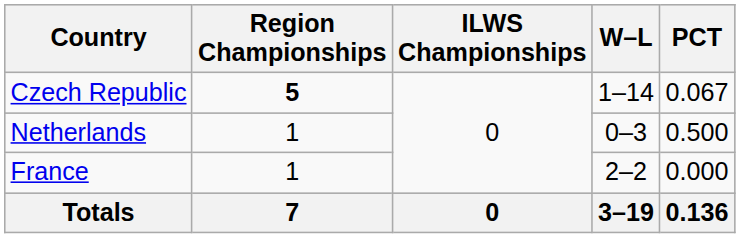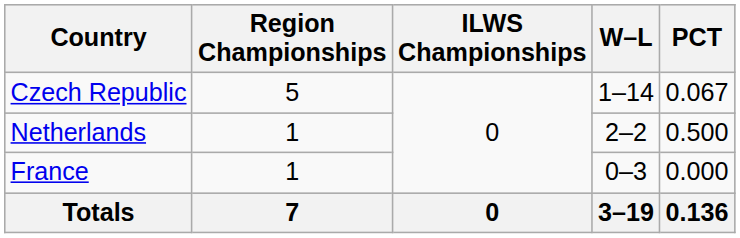(292, 92) bold -> (292, 92) normal
(626, 132) 0–3 -> (626, 132) 2–2
(626, 172) 2–2 -> (626, 172) 0–3
